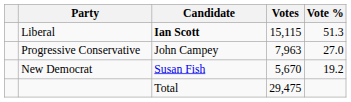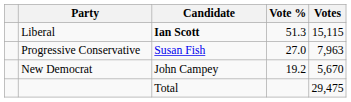columns swapped: (285, 13) <-> (325, 13)
(186, 50) John Campey -> (180, 50) Susan Fish
(180, 69) Susan Fish -> (186, 69) John Campey
